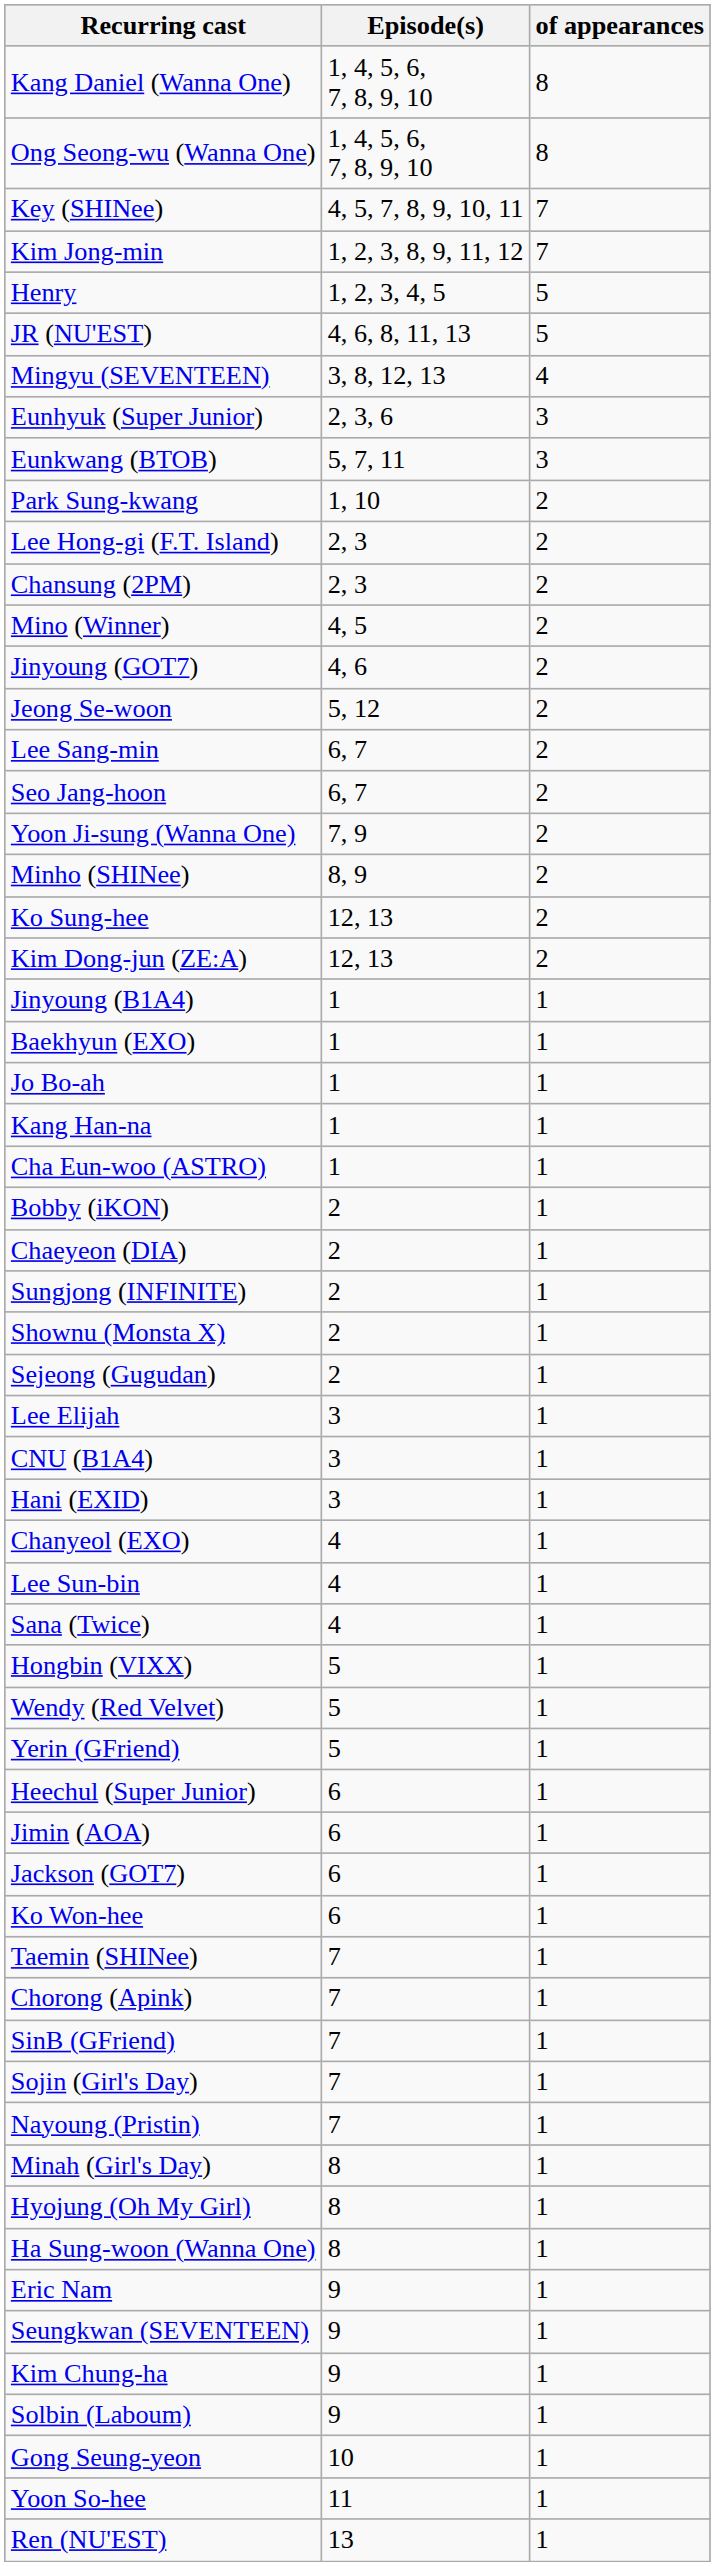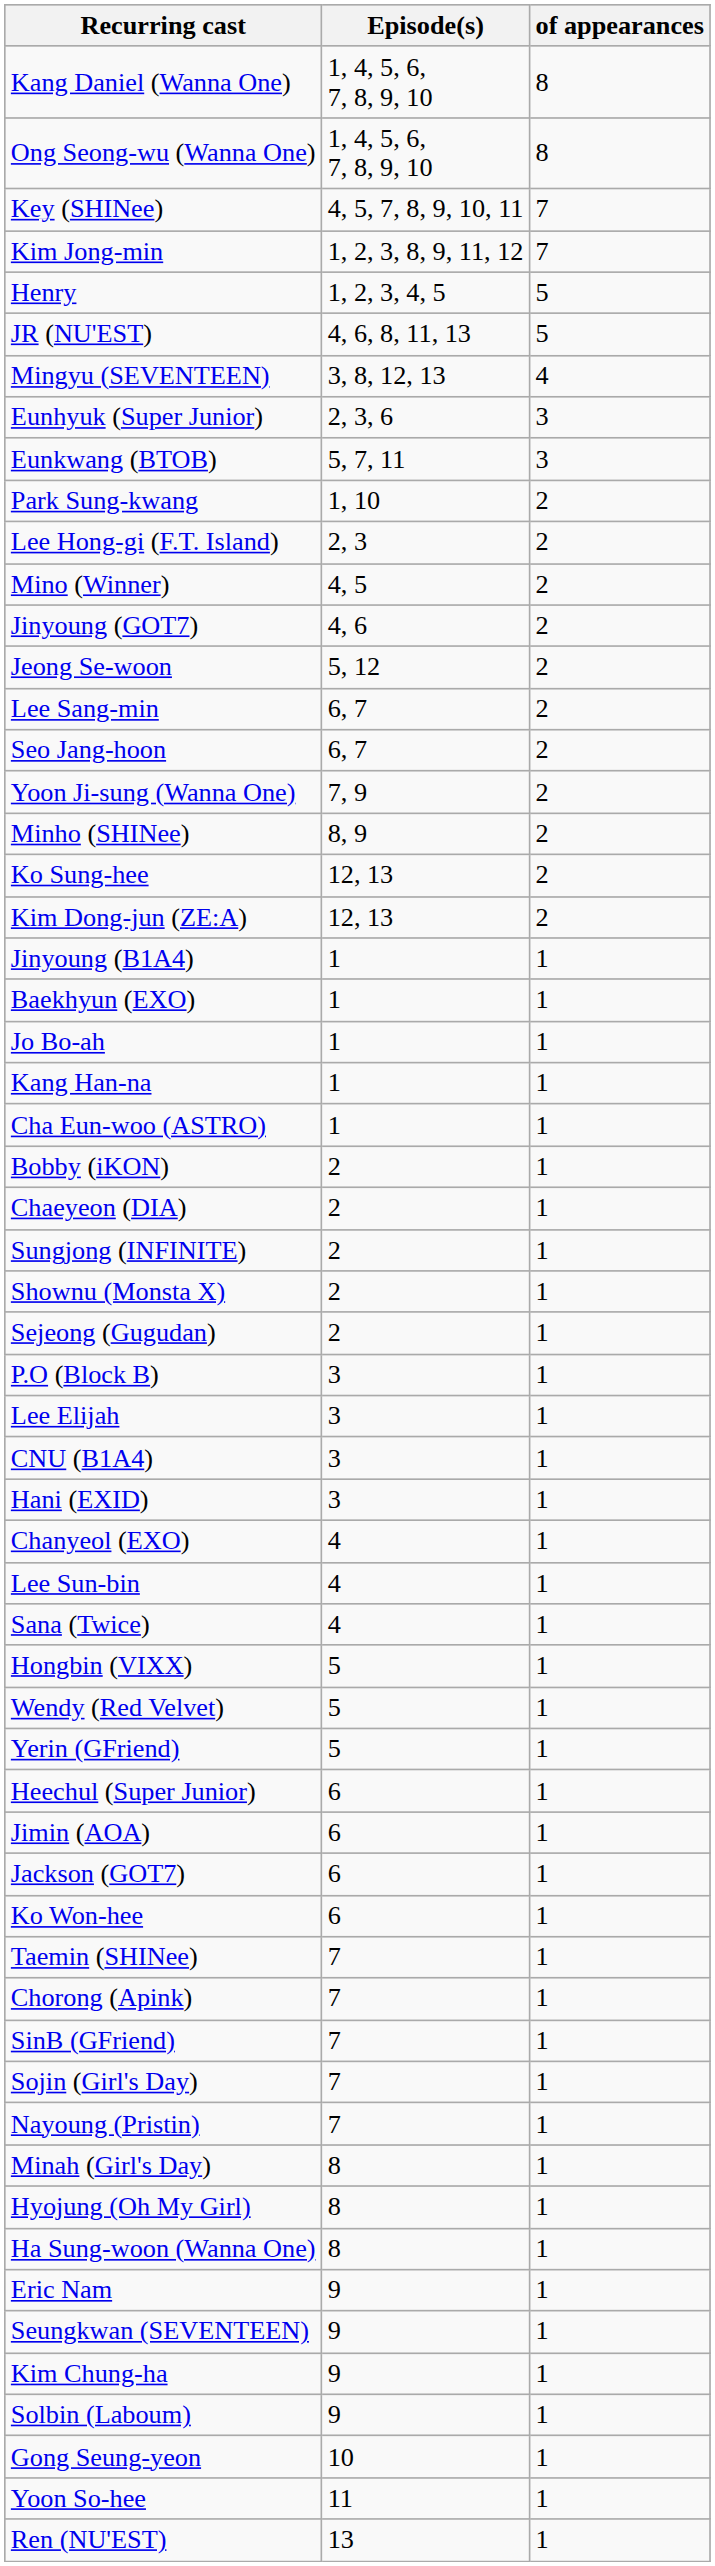- row: (101, 583)
+ row: (85, 1374)
